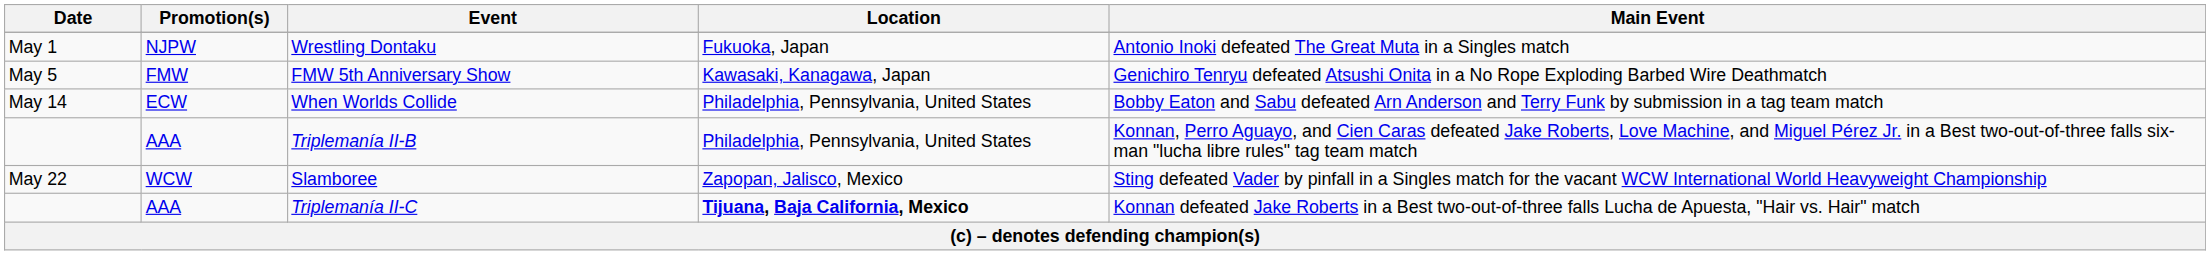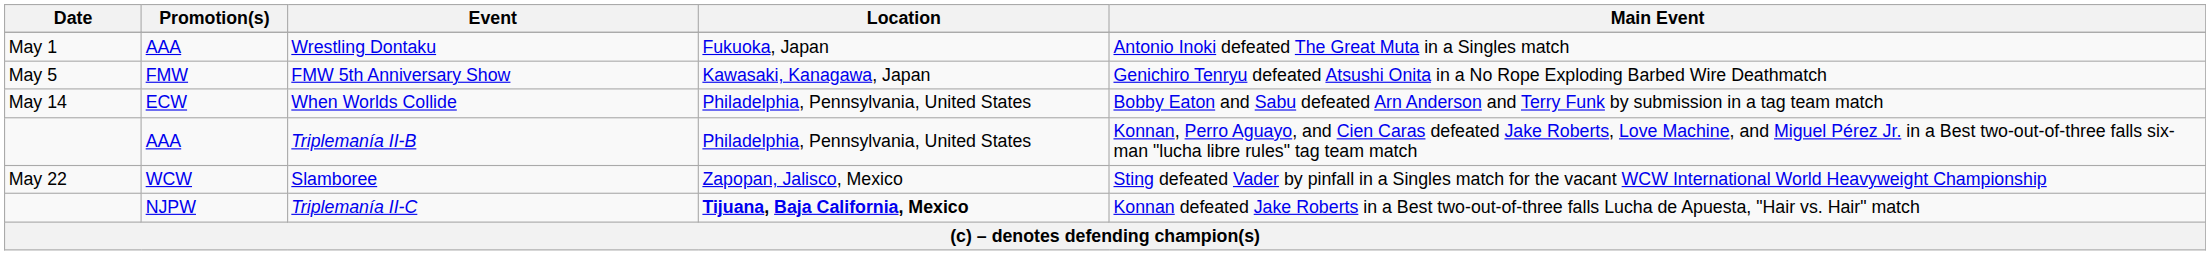(171, 46) NJPW -> (163, 46) AAA
(163, 207) AAA -> (171, 207) NJPW
